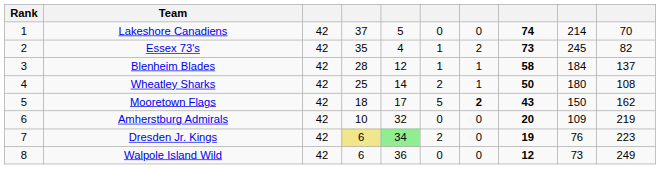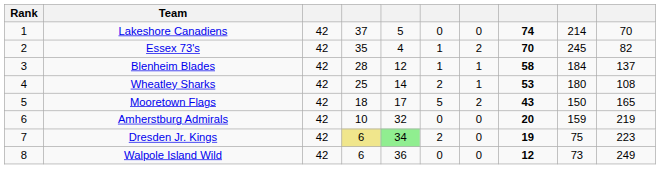(528, 48) 73 -> (528, 48) 70
(528, 84) 50 -> (528, 84) 53
(479, 102) bold -> (479, 102) normal
(626, 102) 162 -> (626, 102) 165
(577, 119) 109 -> (577, 119) 159
(577, 137) 76 -> (577, 137) 75
